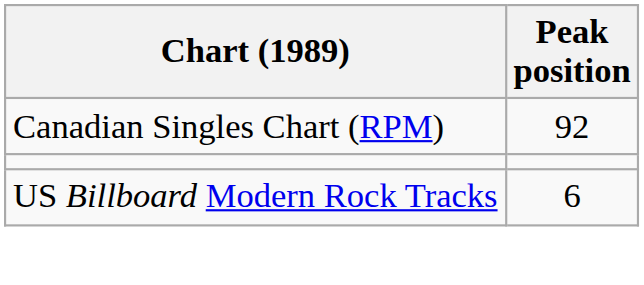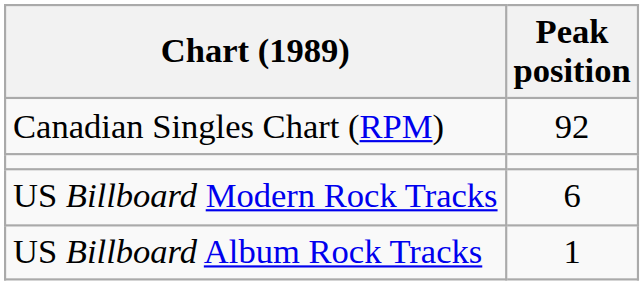+ row: (248, 251)
